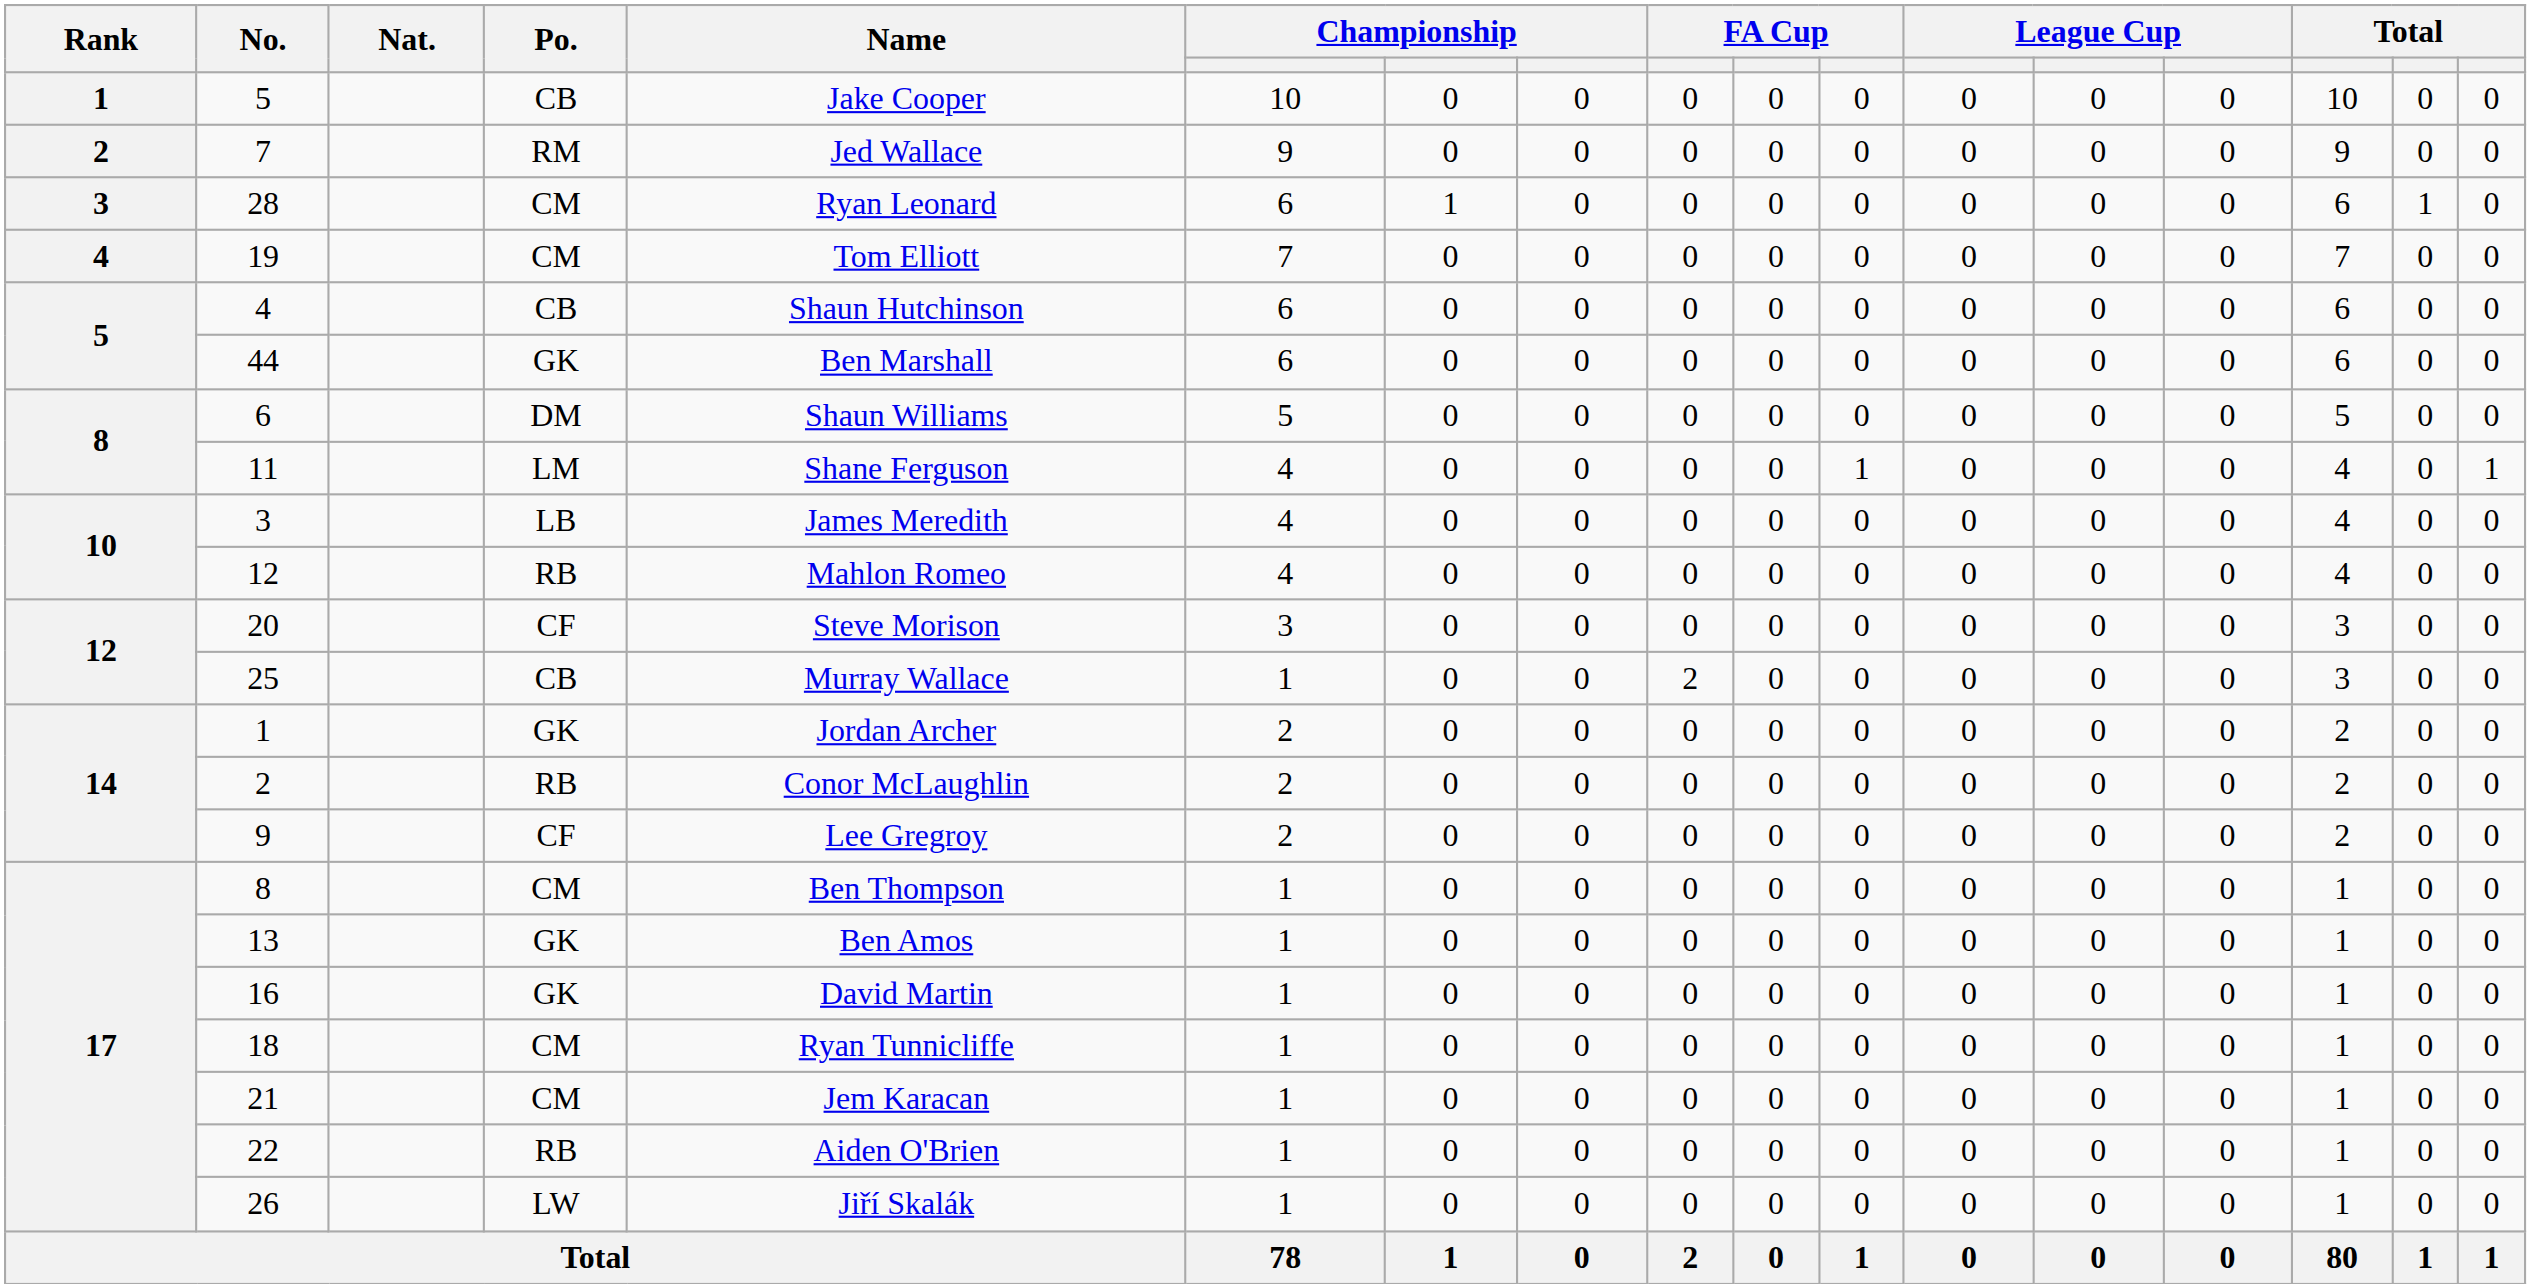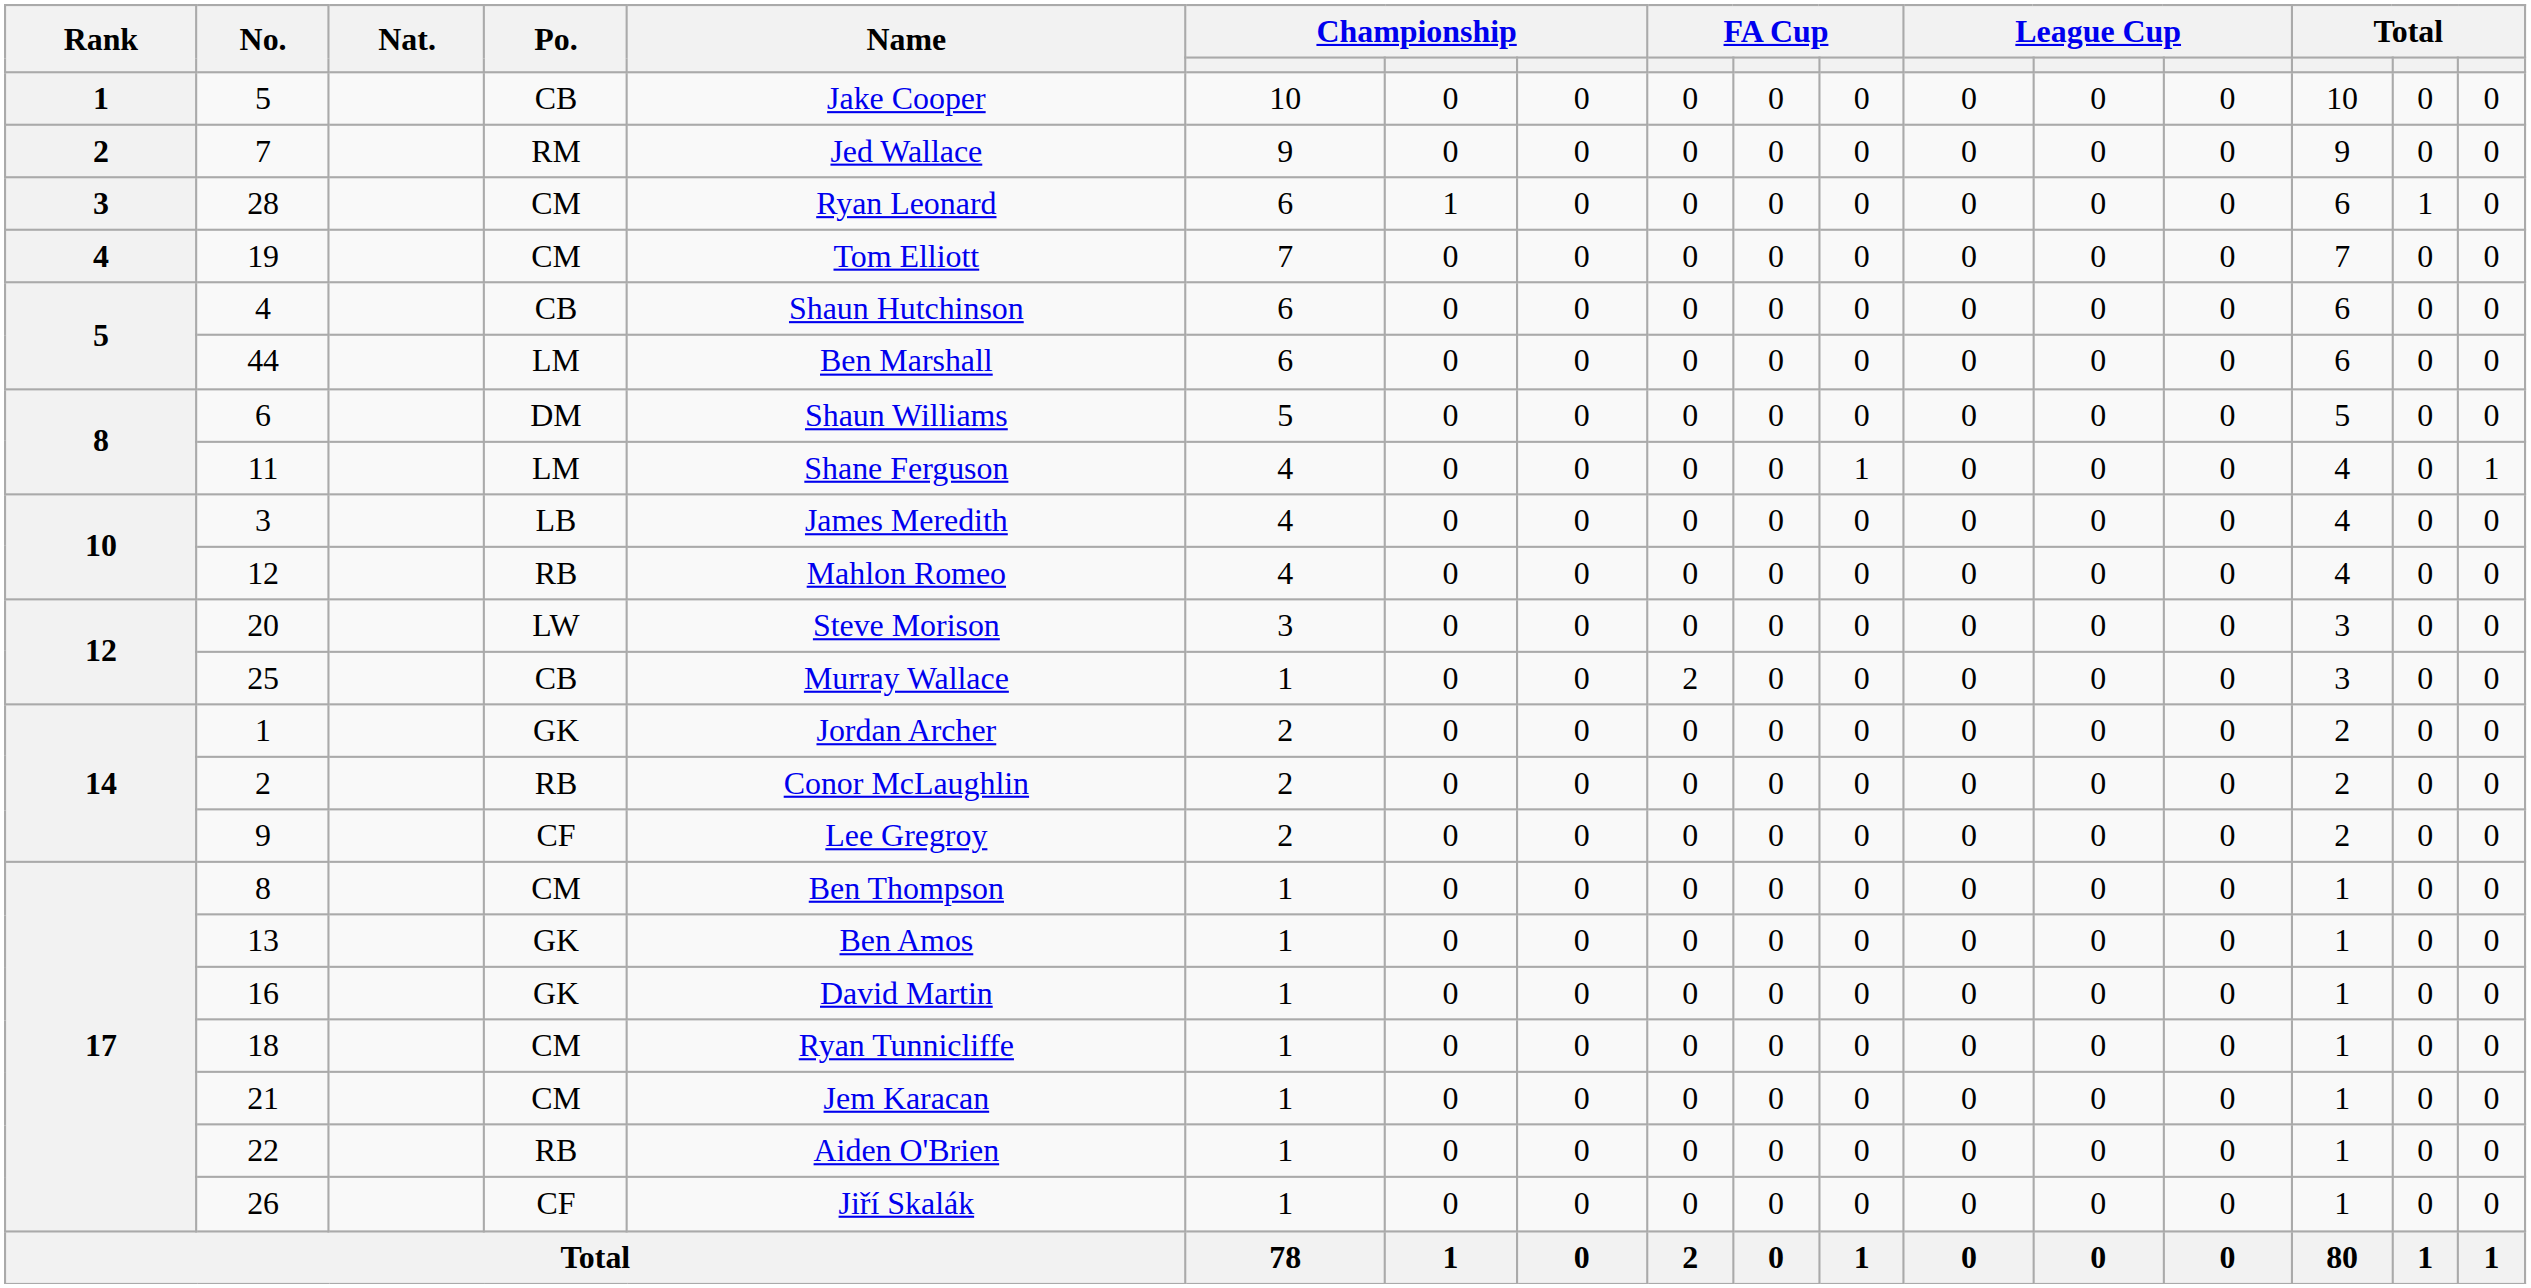(556, 361) GK -> (556, 361) LM
(556, 624) CF -> (556, 624) LW
(556, 1203) LW -> (556, 1203) CF
